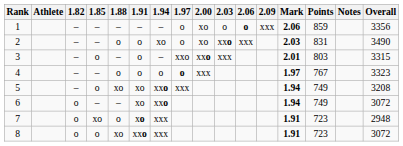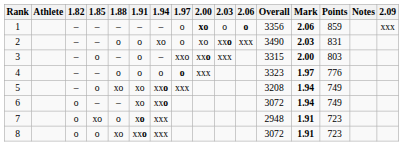columns swapped: (267, 12) <-> (381, 12)
(203, 27) normal -> (203, 27) bold
(292, 57) 2.01 -> (306, 57) 2.00
(321, 73) 767 -> (335, 73) 776
